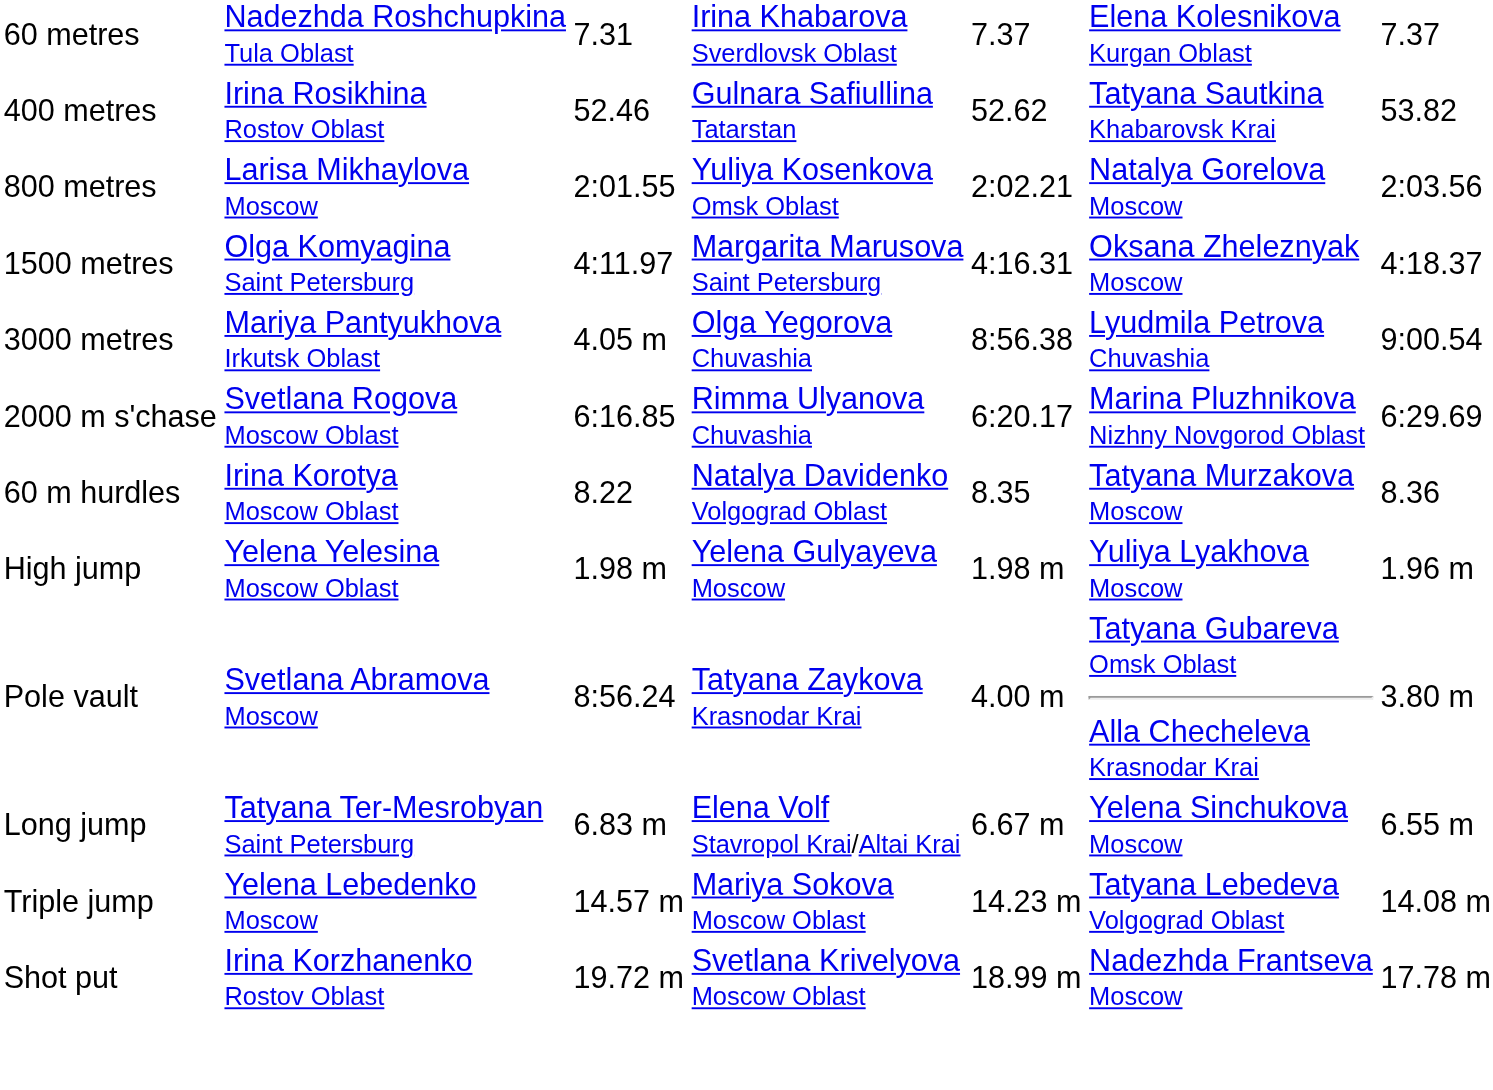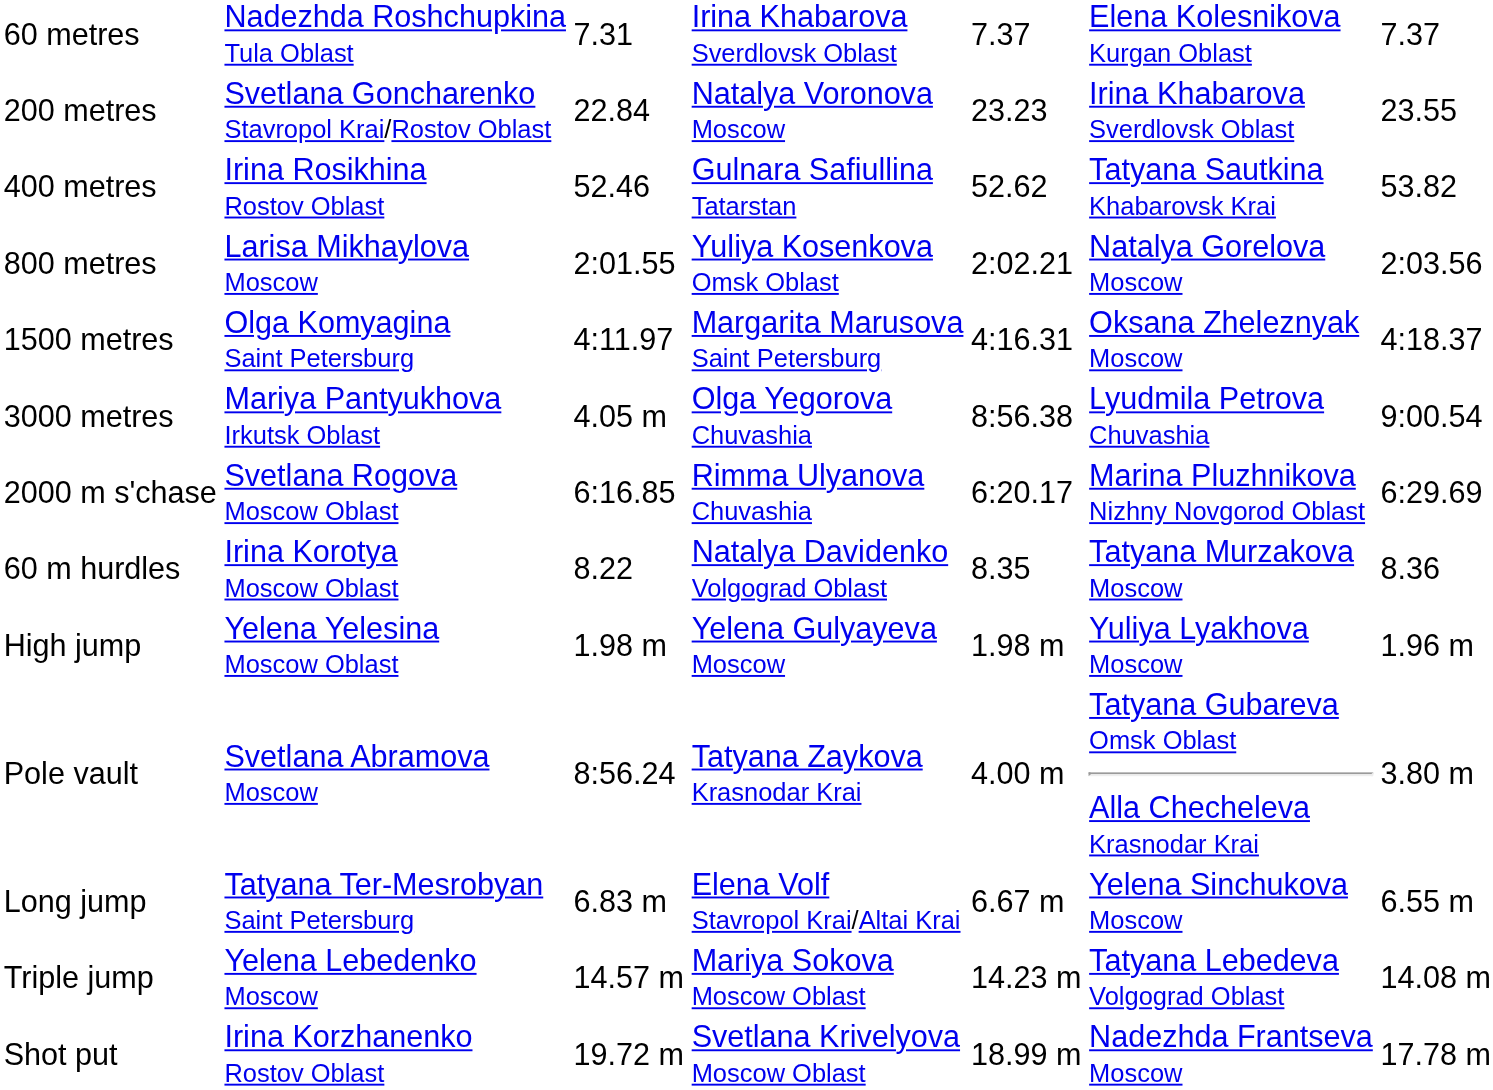+ row: (80, 111)
